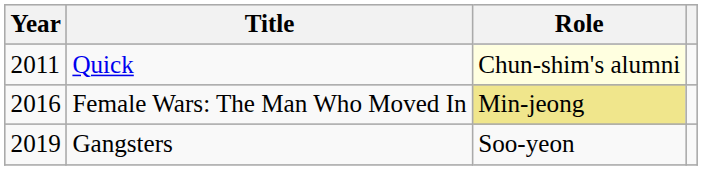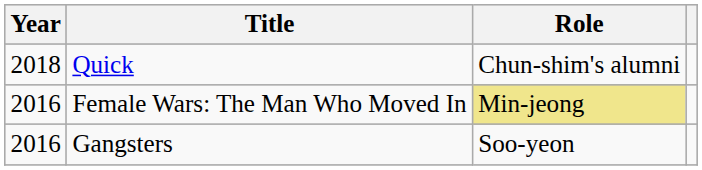(35, 64) 2011 -> (36, 64) 2018
(579, 64) lightyellow background -> (579, 64) no background
(36, 143) 2019 -> (36, 143) 2016
